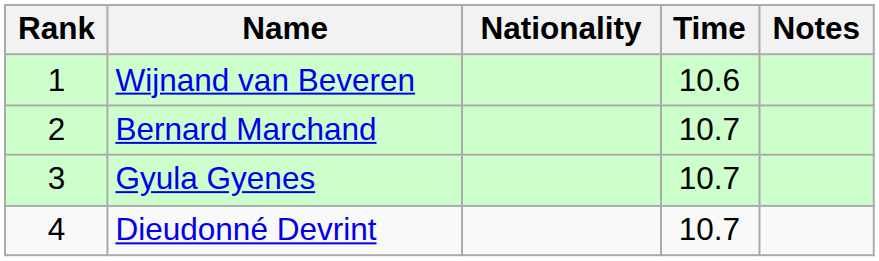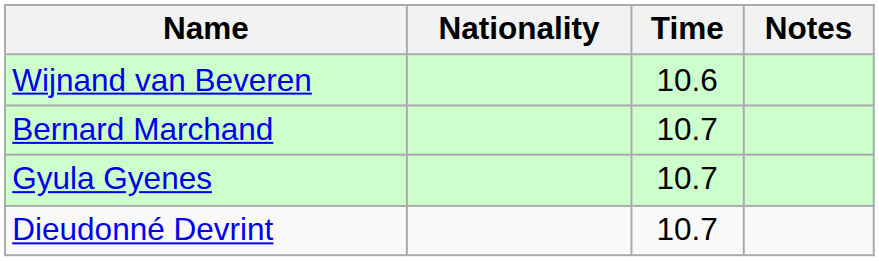- column: (57, 29)
